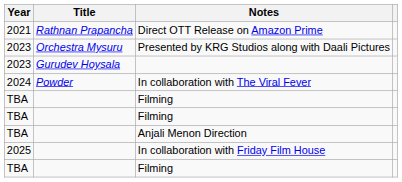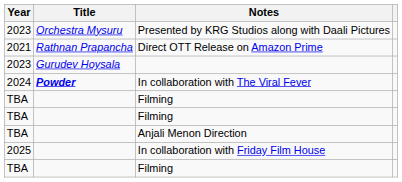rows swapped: (19, 30) <-> (19, 47)
(55, 82) normal -> (56, 82) bold
